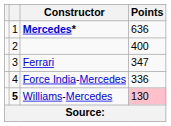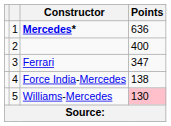(140, 79) 336 -> (140, 79) 138
(15, 96) bold -> (15, 96) normal
